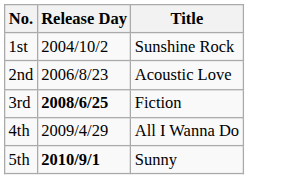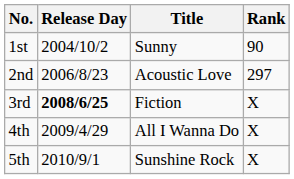+ column: (266, 18)
(185, 46) Sunshine Rock -> (156, 46) Sunny
(71, 159) bold -> (71, 159) normal
(156, 159) Sunny -> (185, 159) Sunshine Rock
